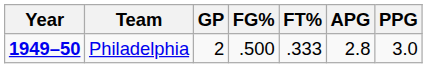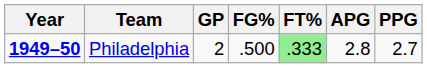(304, 48) no background -> (304, 48) lightgreen background
(405, 48) 3.0 -> (405, 48) 2.7
